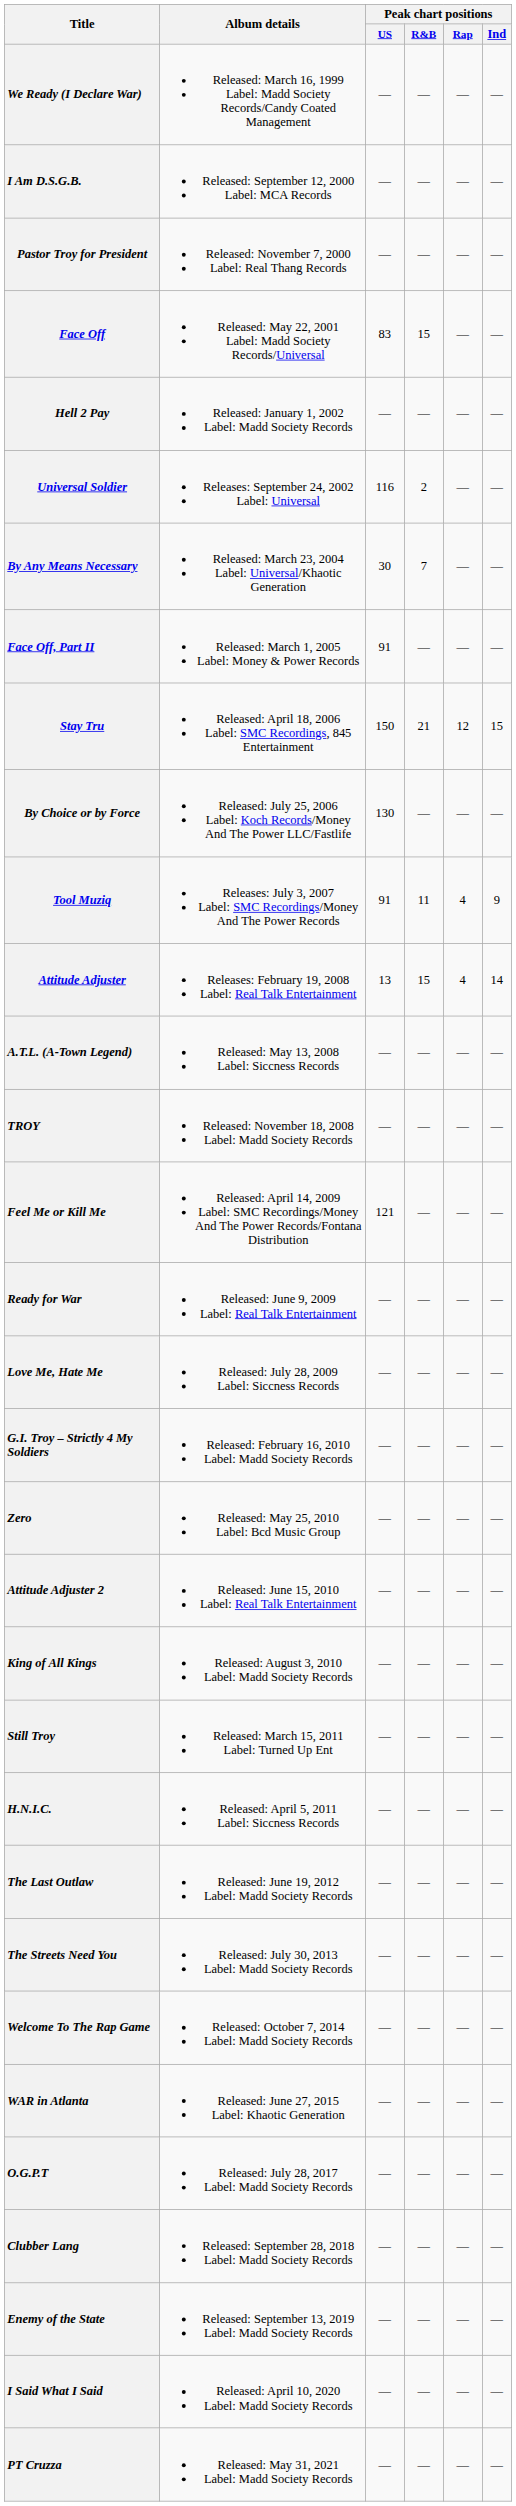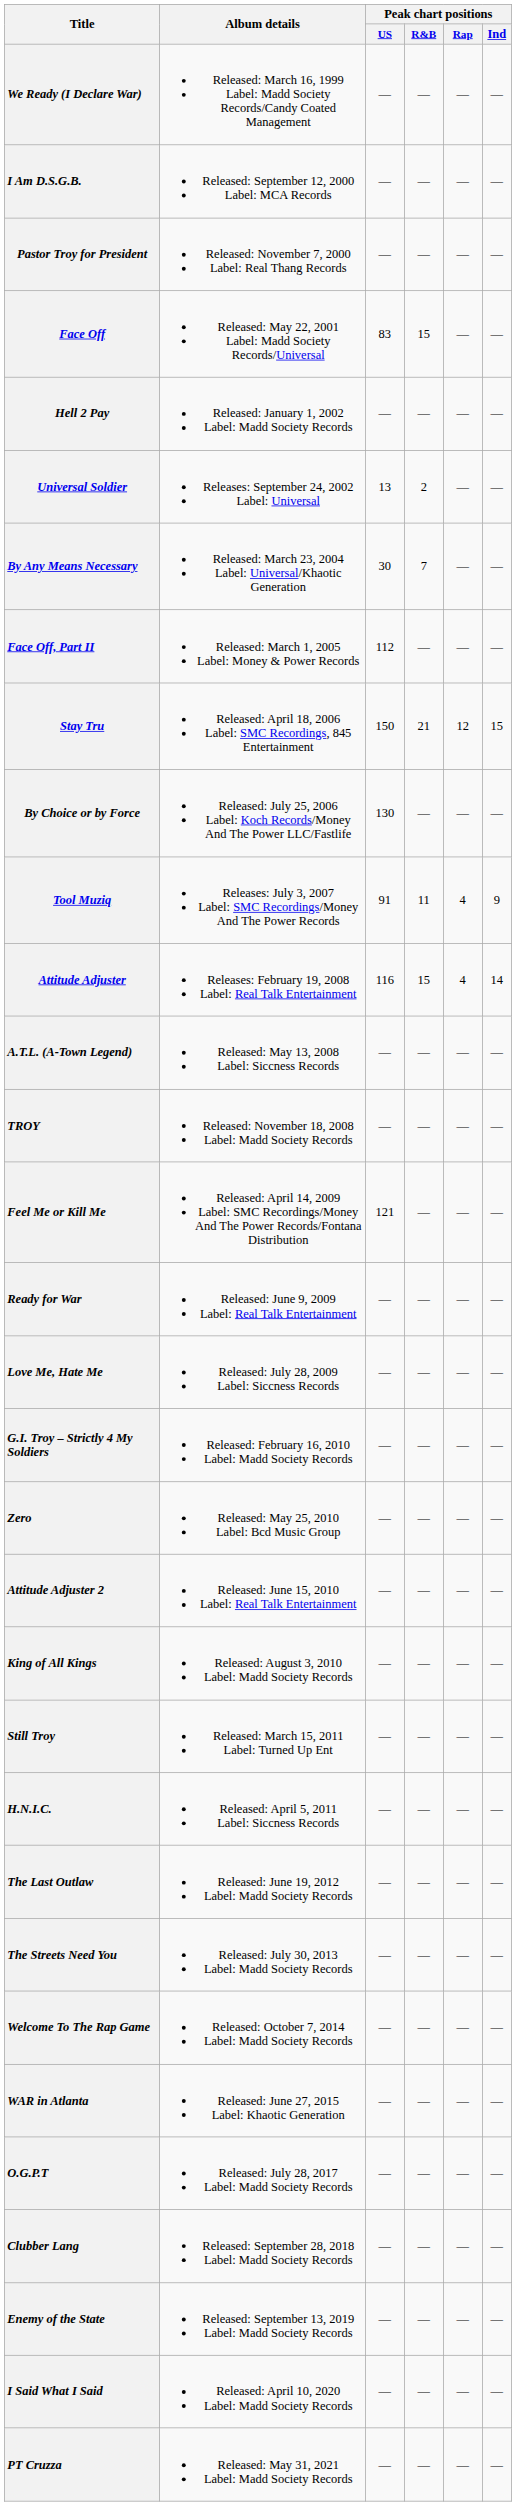(385, 486) 116 -> (385, 486) 13
(385, 646) 91 -> (385, 646) 112
(385, 979) 13 -> (385, 979) 116
